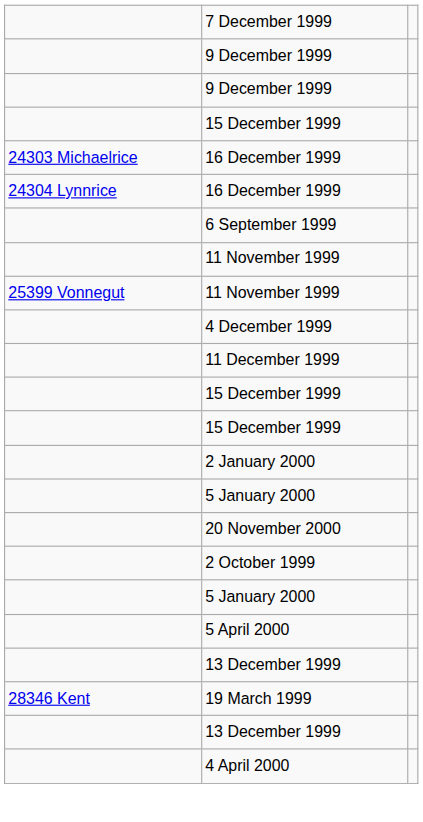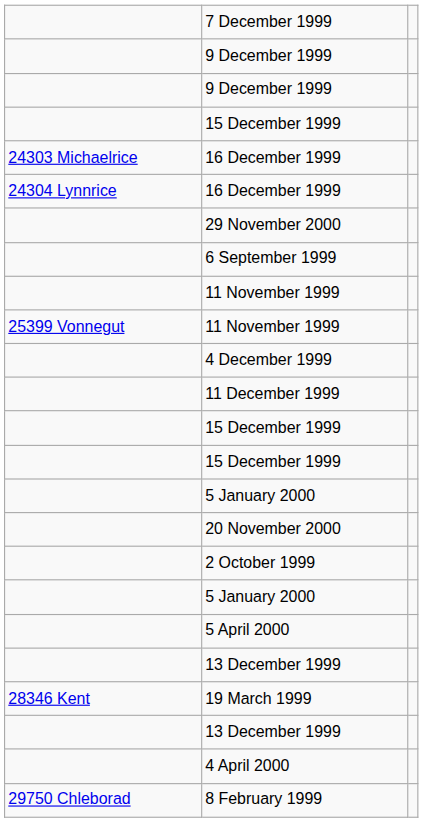+ row: (103, 225)
- row: (103, 462)
+ row: (69, 799)
